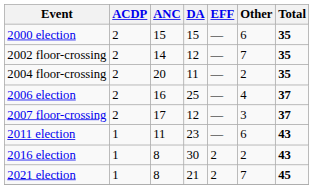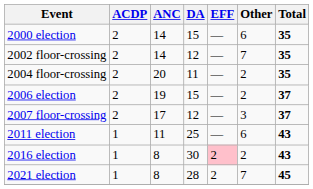(159, 34) 15 -> (159, 34) 14
(159, 94) 16 -> (159, 94) 19
(193, 94) 25 -> (193, 94) 15
(243, 94) 4 -> (243, 94) 2
(193, 134) 23 -> (193, 134) 25
(214, 154) no background -> (214, 154) pink background
(193, 174) 21 -> (193, 174) 28
